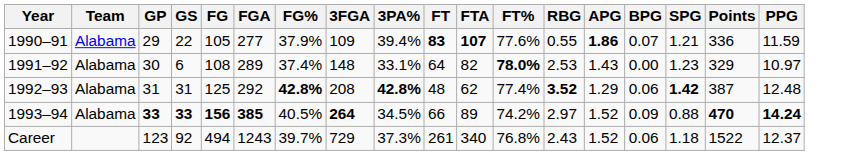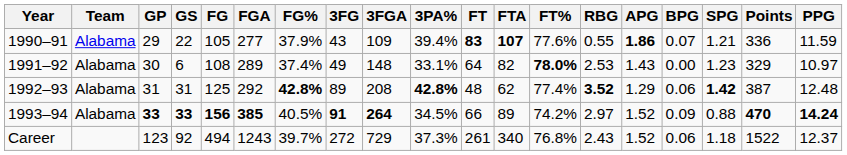+ column: (344, 16)
